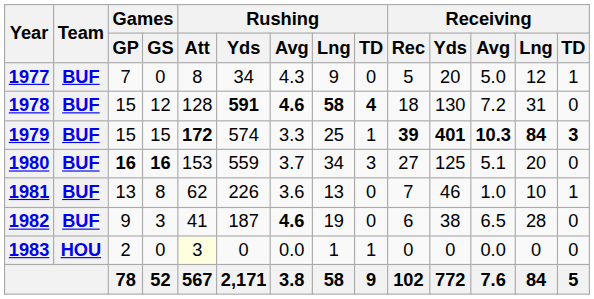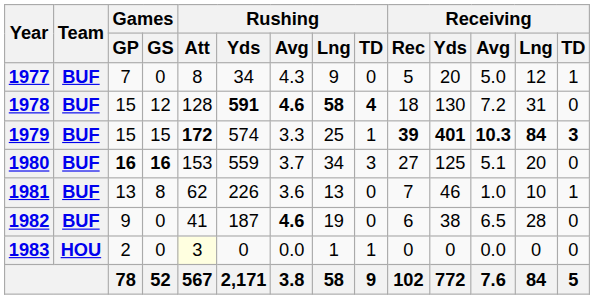(160, 221) 3 -> (160, 221) 0
